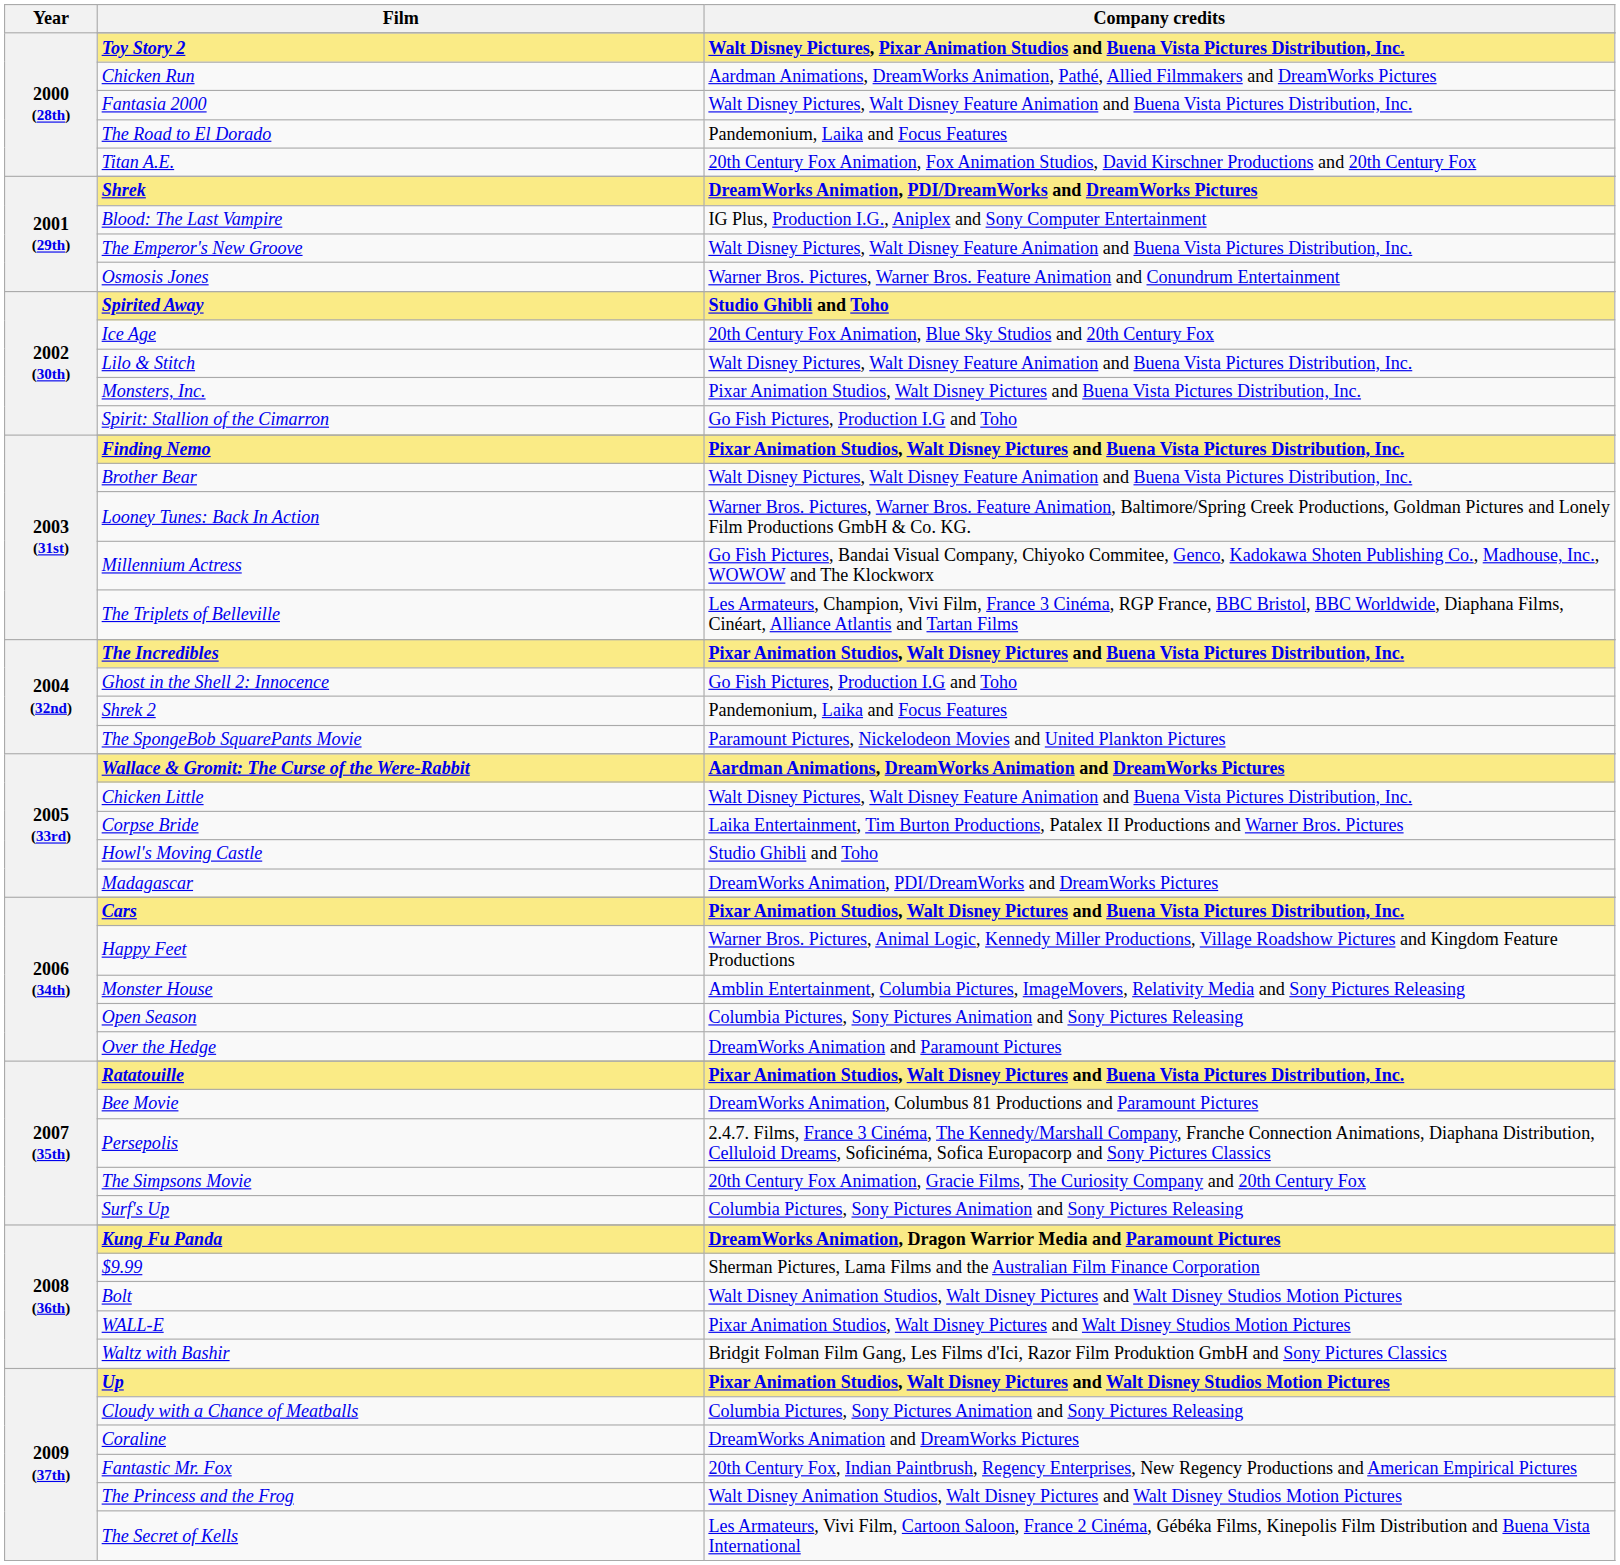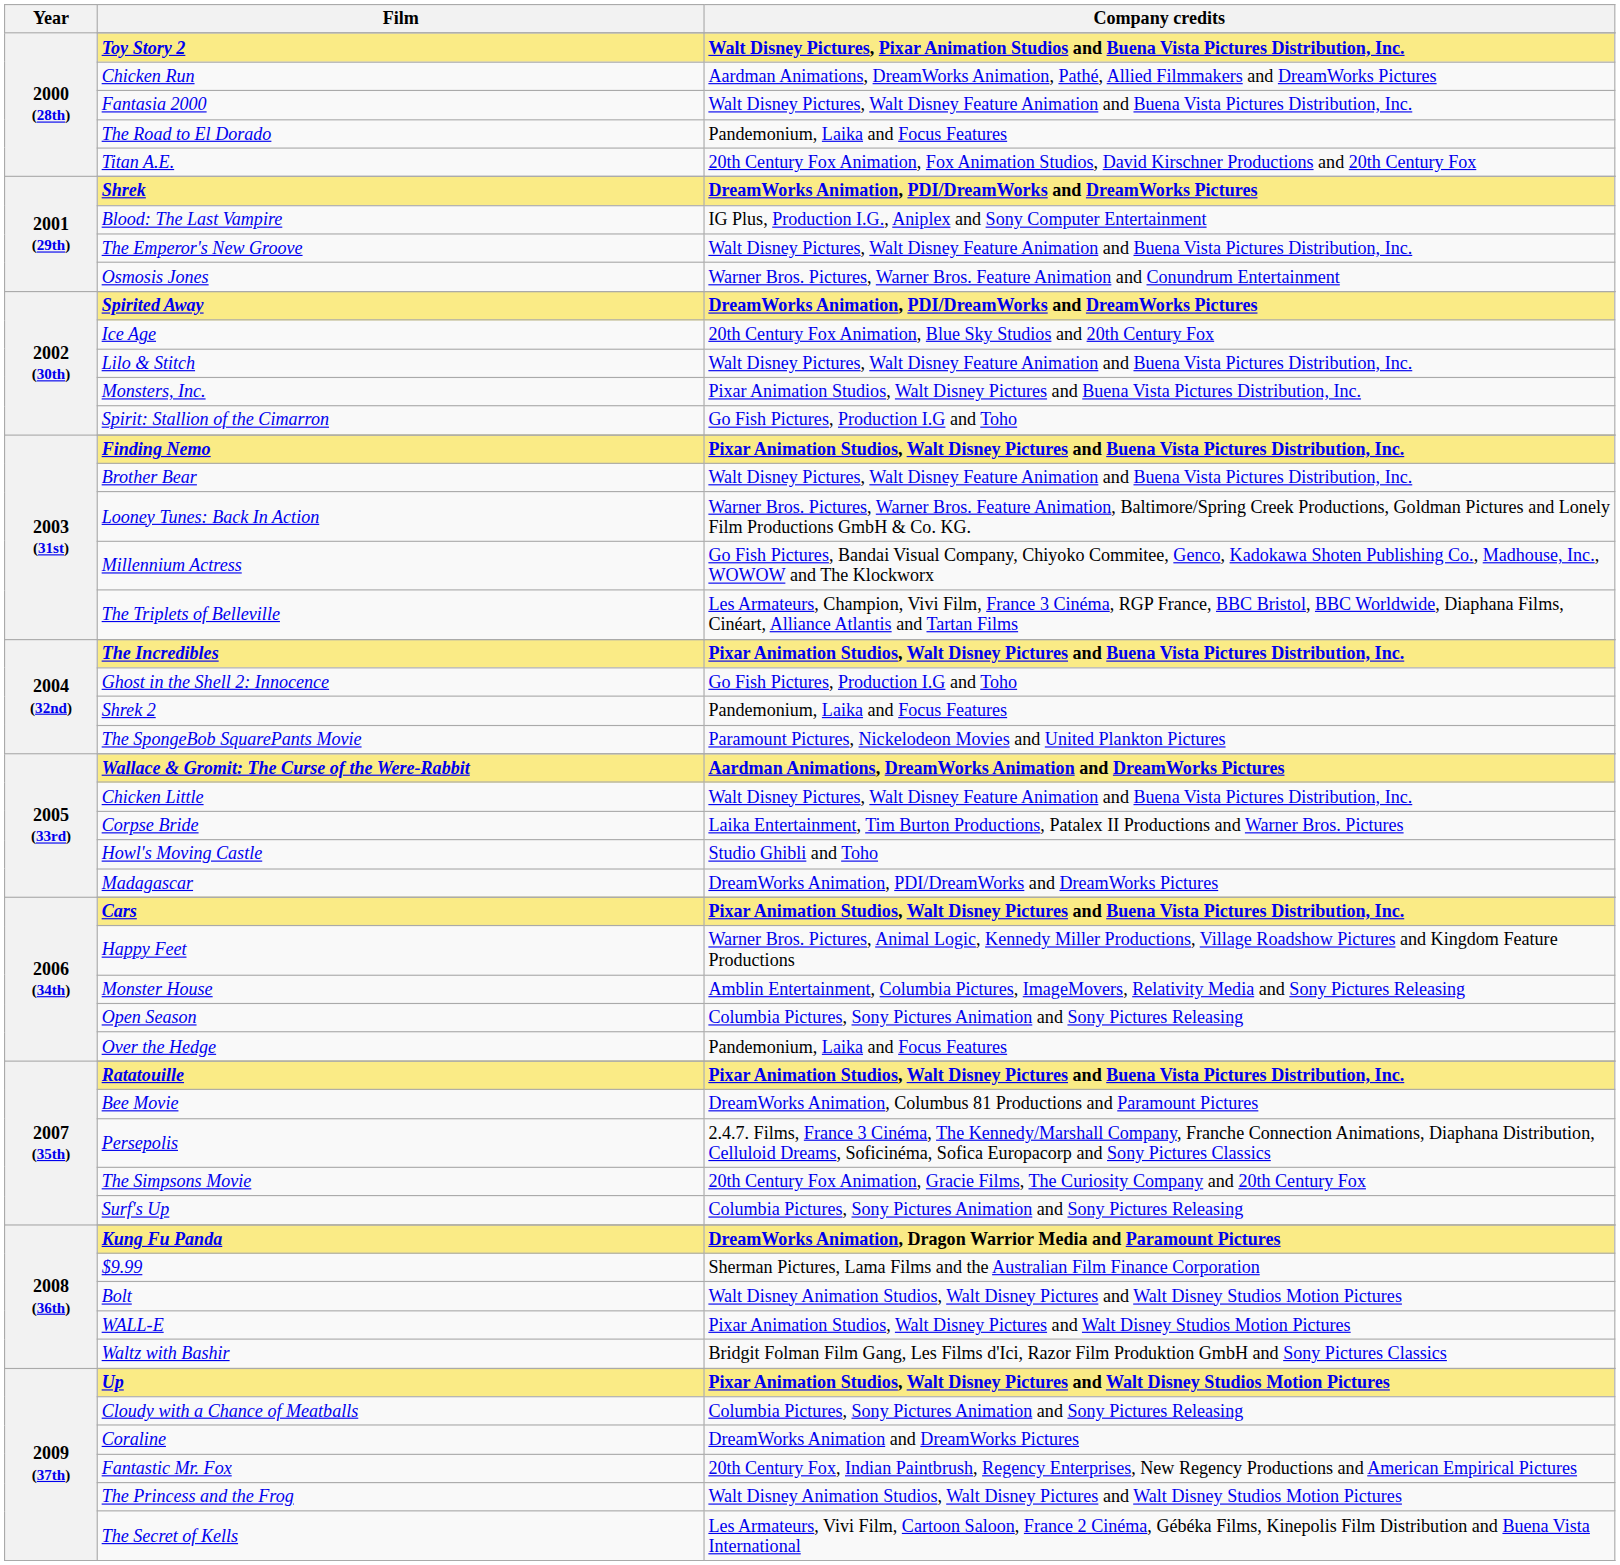(799, 305) Studio Ghibli and Toho -> (983, 305) DreamWorks Animation, PDI/DreamWorks and DreamWorks Pictures
(885, 1046) DreamWorks Animation and Paramount Pictures -> (858, 1046) Pandemonium, Laika and Focus Features
